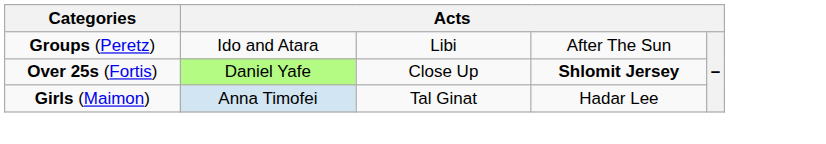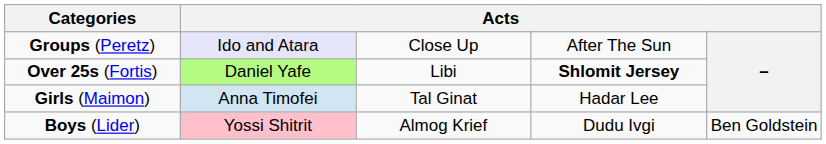(268, 45) no background -> (268, 45) lavender background
(443, 45) Libi -> (443, 45) Close Up
(443, 72) Close Up -> (443, 72) Libi
+ row: (92, 126)
